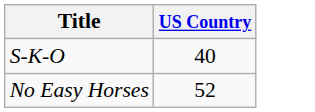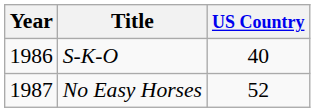+ column: (31, 21)
